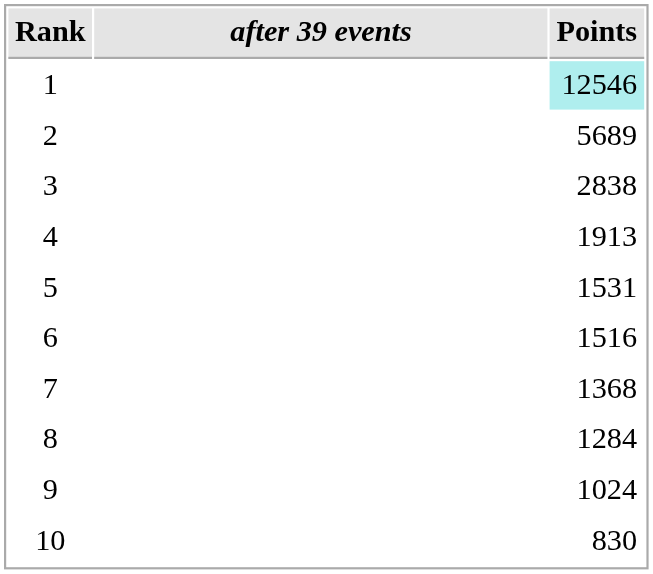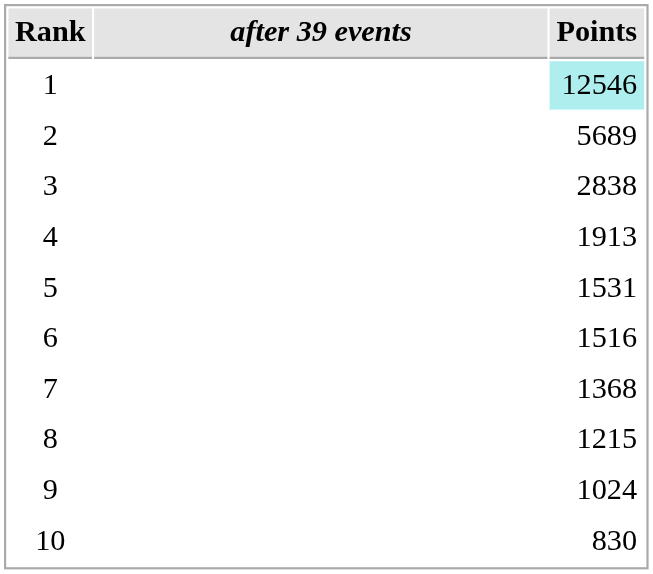(607, 438) 1284 -> (607, 438) 1215
